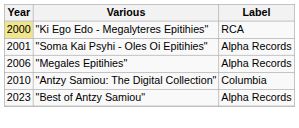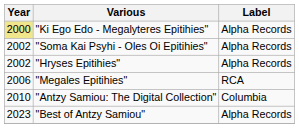(233, 30) RCA -> (257, 30) Alpha Records
(19, 47) 2001 -> (19, 47) 2002
+ row: (78, 64)
(257, 64) Alpha Records -> (233, 81) RCA
